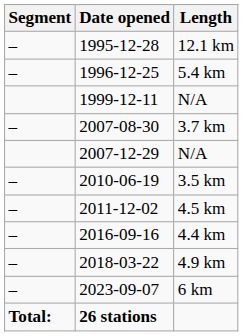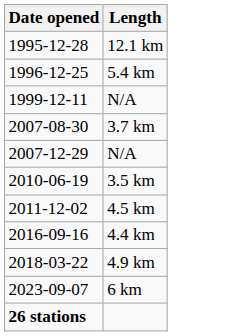- column: (40, 18)
